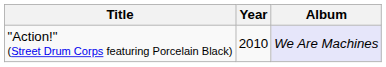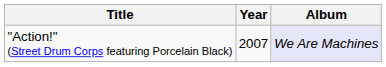(253, 43) 2010 -> (253, 43) 2007
